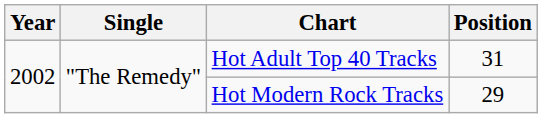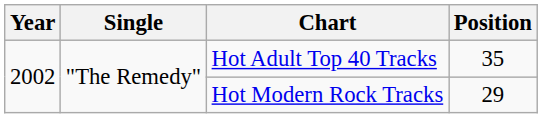(493, 58) 31 -> (493, 58) 35
